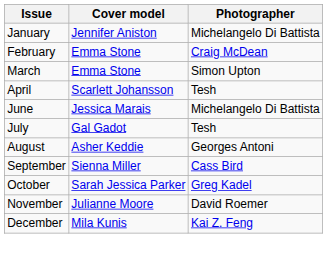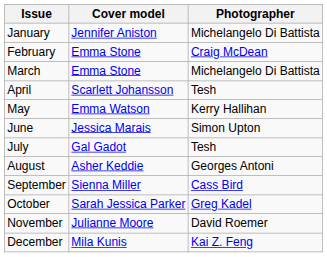(226, 71) Simon Upton -> (255, 71) Michelangelo Di Battista
+ row: (18, 109)
(255, 109) Michelangelo Di Battista -> (226, 128) Simon Upton
